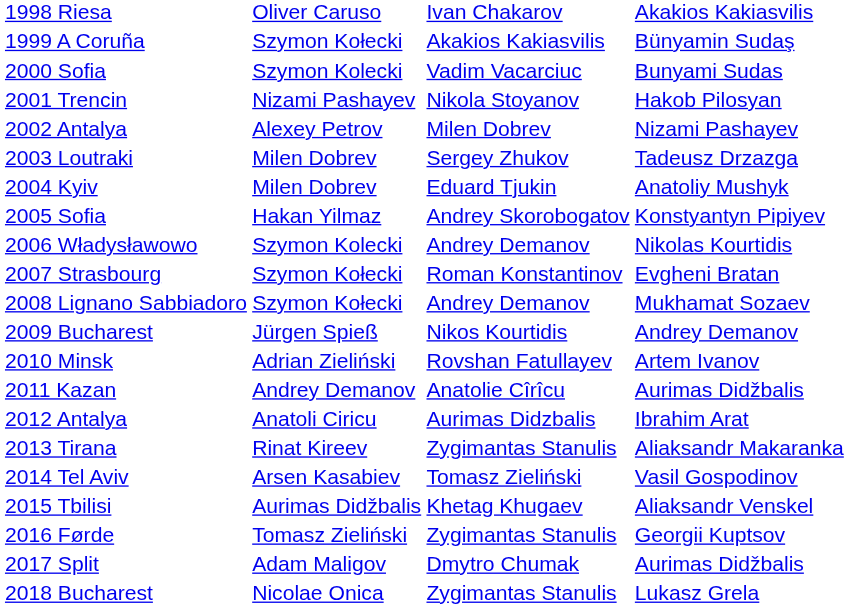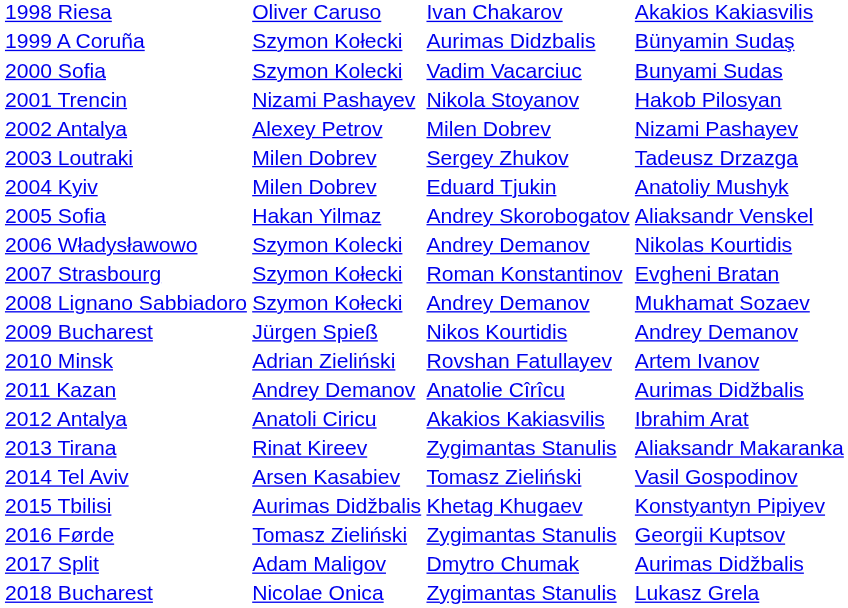(516, 41) Akakios Kakiasvilis -> (511, 41) Aurimas Didzbalis
(730, 215) Konstyantyn Pipiyev -> (724, 215) Aliaksandr Venskel
(511, 419) Aurimas Didzbalis -> (516, 419) Akakios Kakiasvilis
(724, 506) Aliaksandr Venskel -> (730, 506) Konstyantyn Pipiyev
